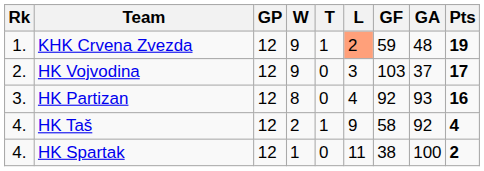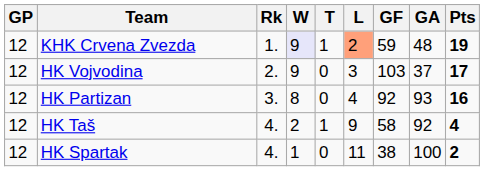columns swapped: (19, 17) <-> (270, 17)
(295, 44) no background -> (295, 44) lavender background
